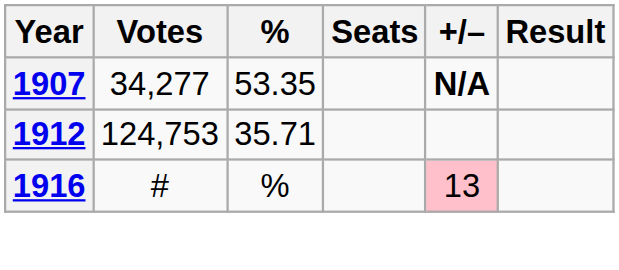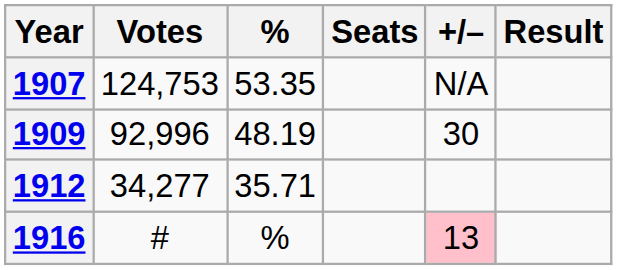(160, 83) 34,277 -> (160, 83) 124,753
(462, 83) bold -> (461, 83) normal
+ row: (49, 135)
(160, 135) 124,753 -> (160, 186) 34,277
